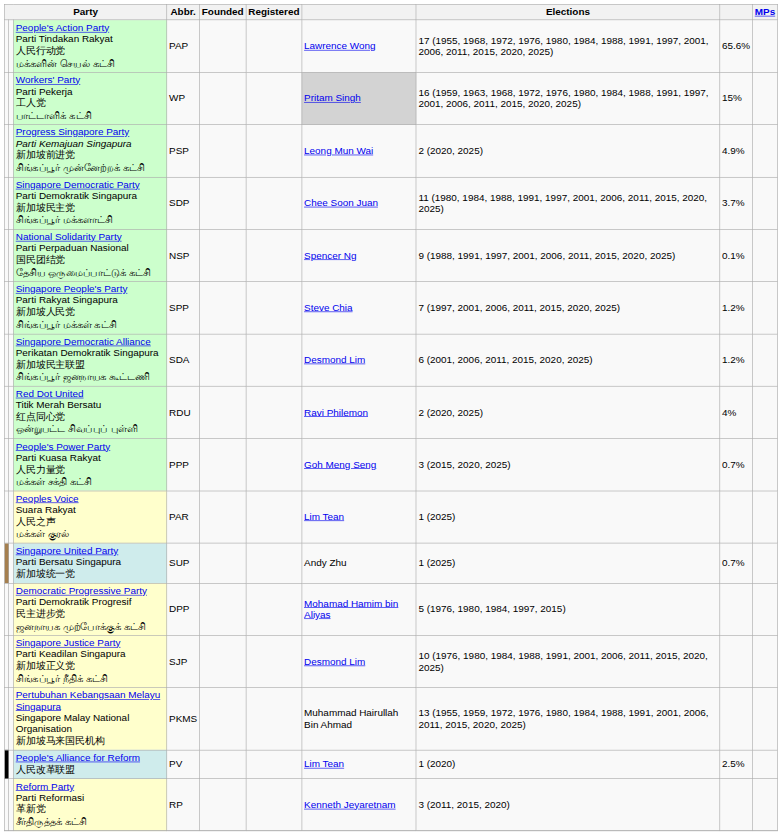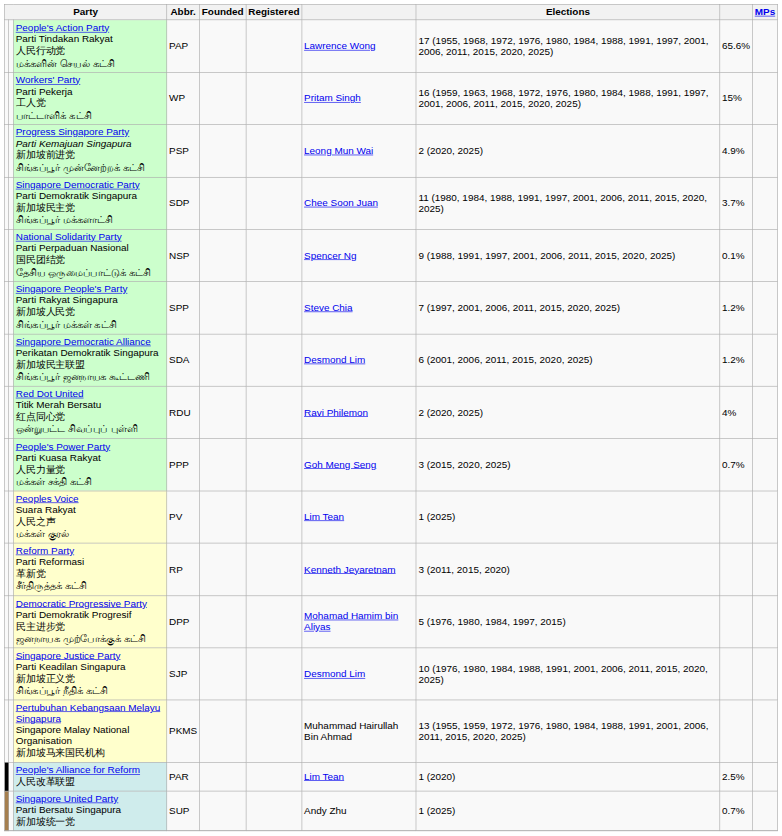(332, 98) lightgrey background -> (332, 98) no background
(179, 517) PAR -> (176, 517) PV
rows swapped: (52, 804) <-> (68, 562)
(176, 764) PV -> (179, 776) PAR
